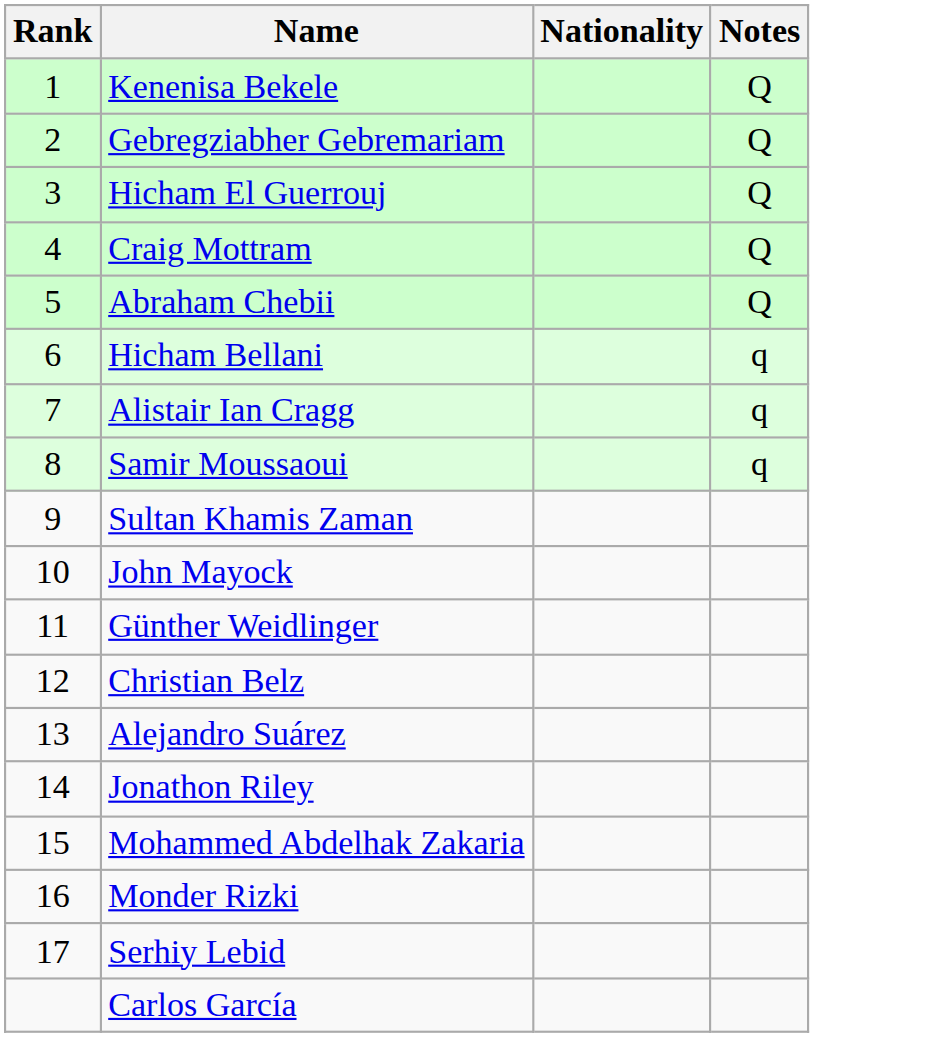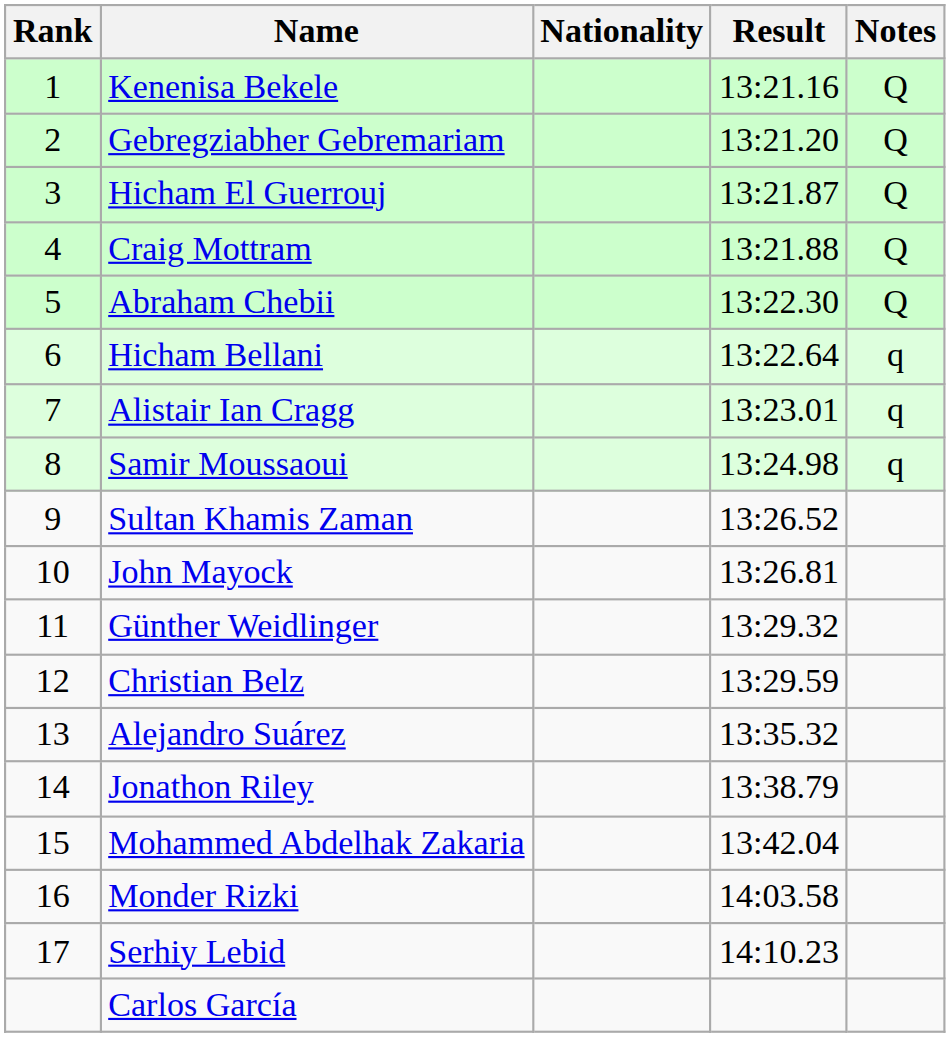+ column: (779, 31)
